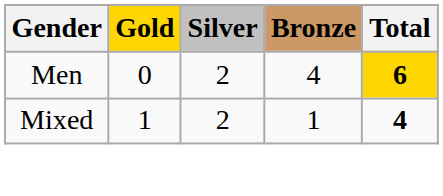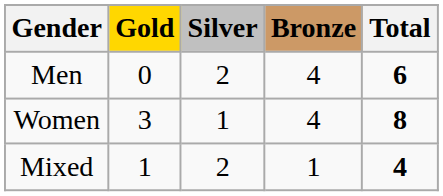(400, 74) gold background -> (400, 74) no background
+ row: (57, 120)
